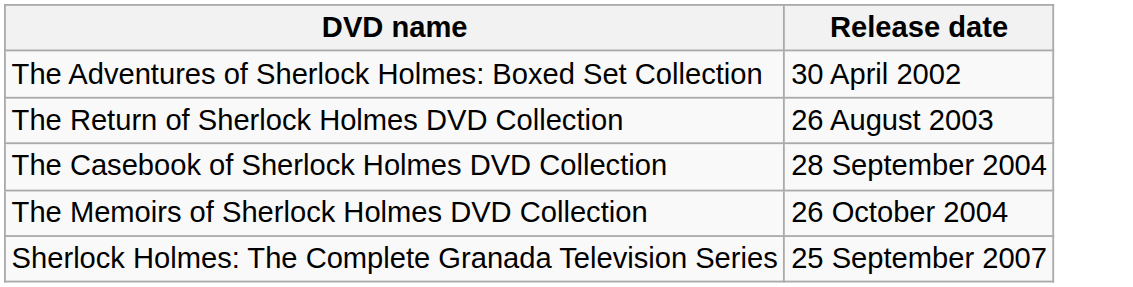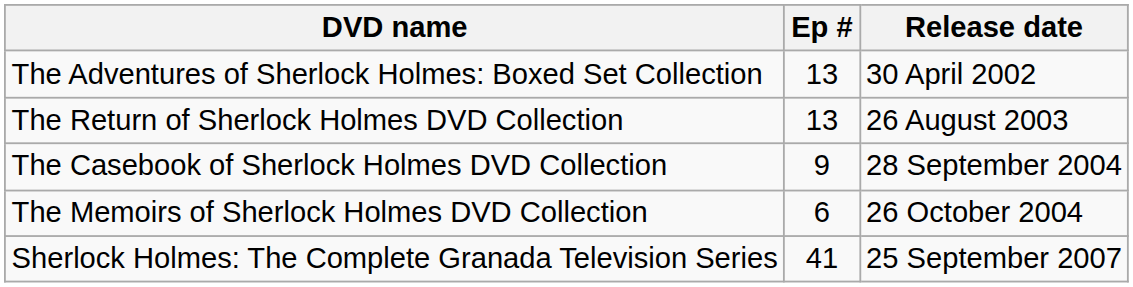+ column: (822, 27)
